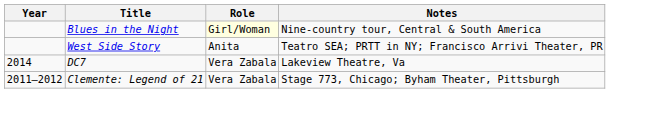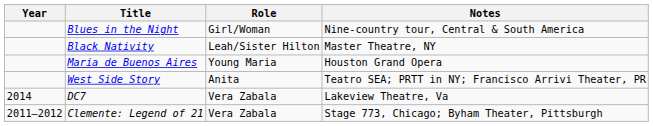(239, 30) lightyellow background -> (239, 30) no background
+ row: (111, 46)
+ row: (132, 63)
